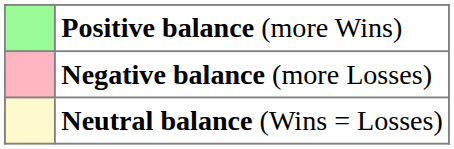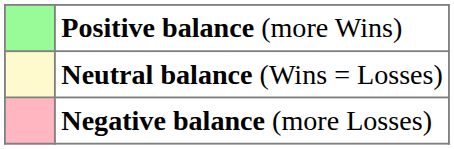rows swapped: (252, 120) <-> (247, 73)
